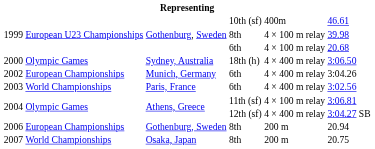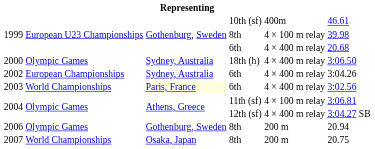(295, 48) 4 × 100 m relay -> (295, 48) 4 × 400 m relay
(181, 74) Munich, Germany -> (179, 74) Sydney, Australia
(171, 87) no background -> (171, 87) lightyellow background
(75, 127) European Championships -> (57, 127) Olympic Games
